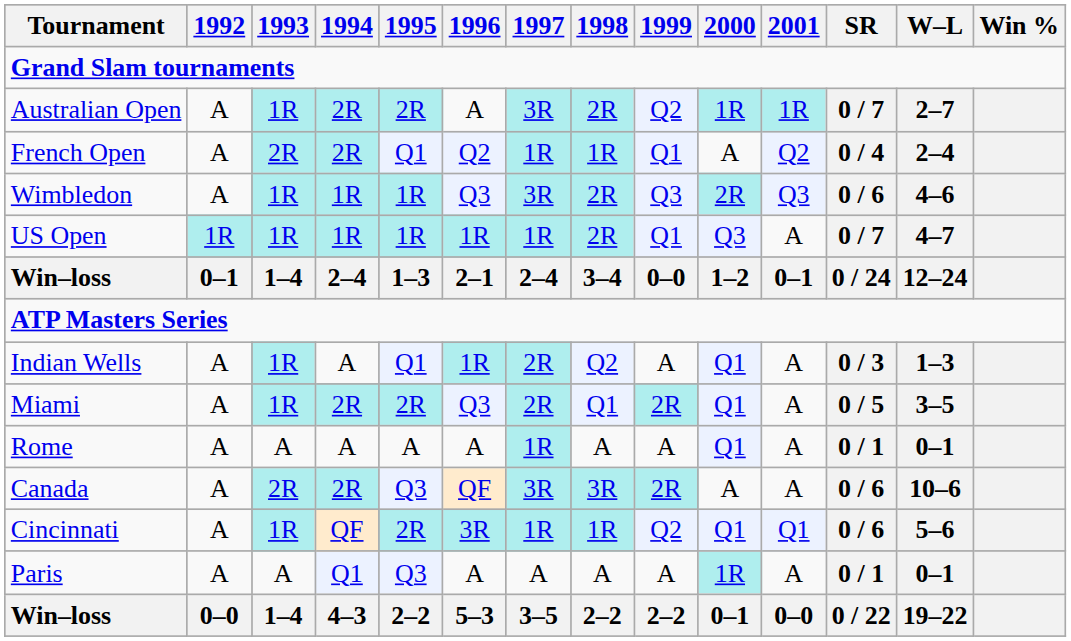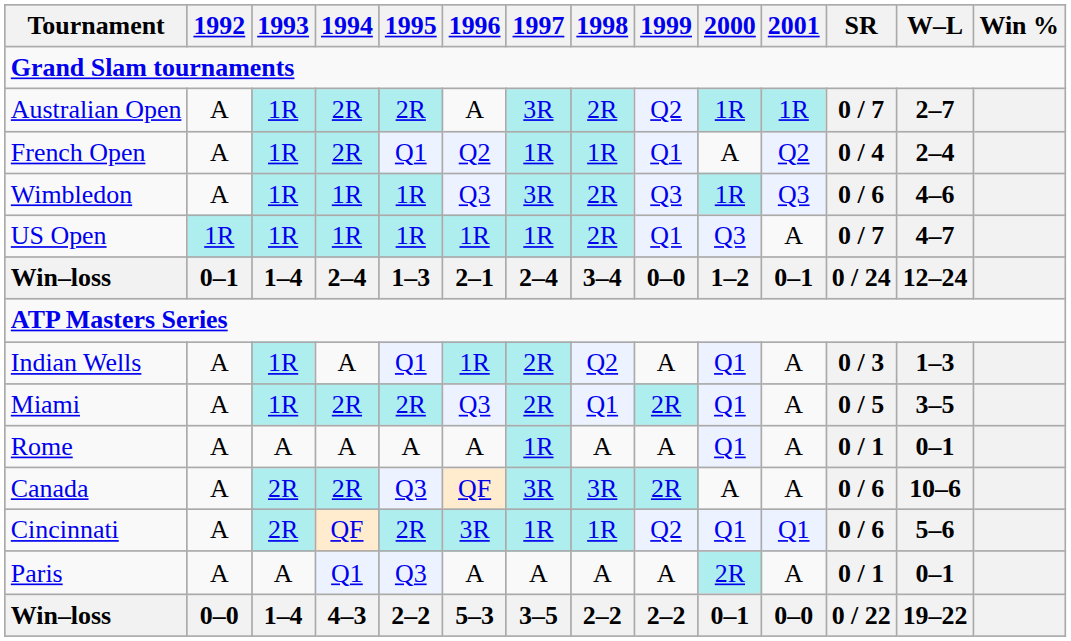(283, 151) 2R -> (283, 151) 1R
(730, 193) 2R -> (730, 193) 1R
(283, 529) 1R -> (283, 529) 2R
(730, 571) 1R -> (730, 571) 2R
